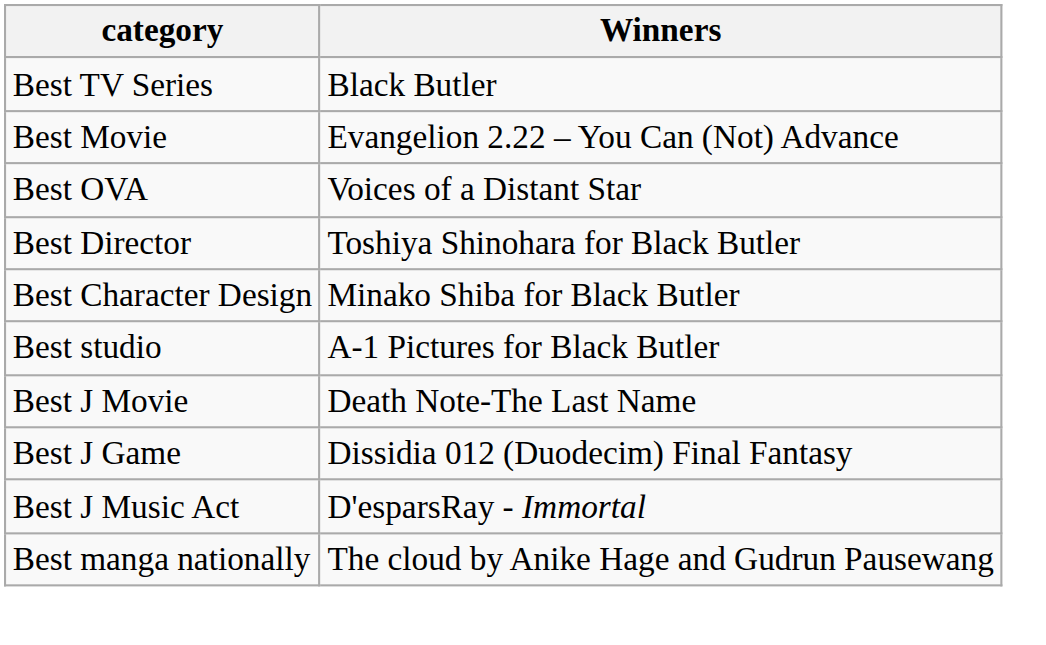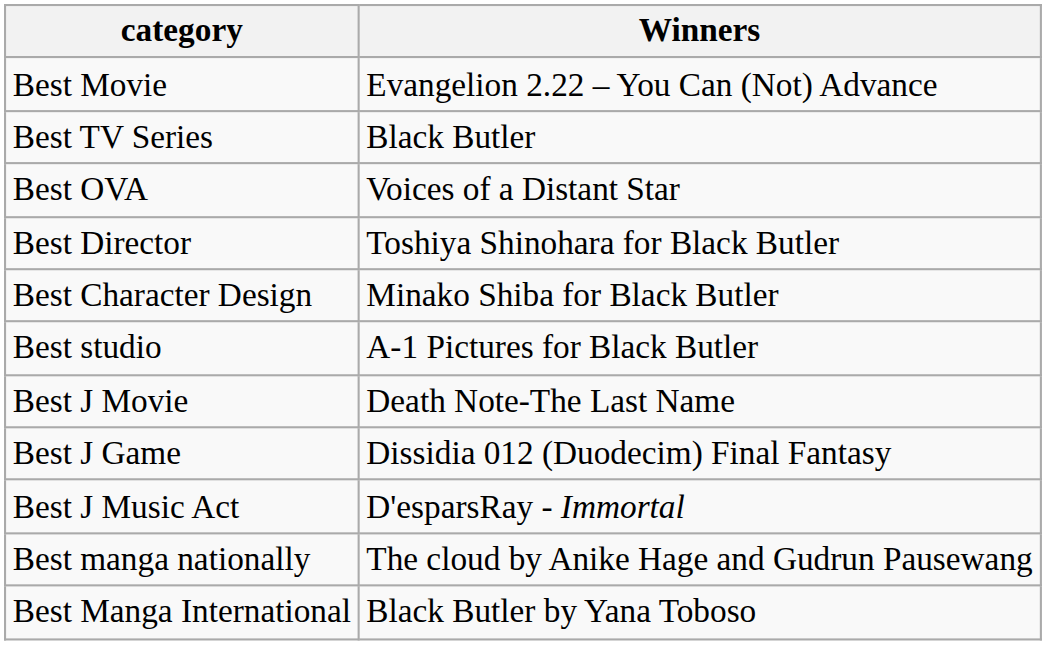rows swapped: (113, 83) <-> (90, 136)
+ row: (182, 611)
